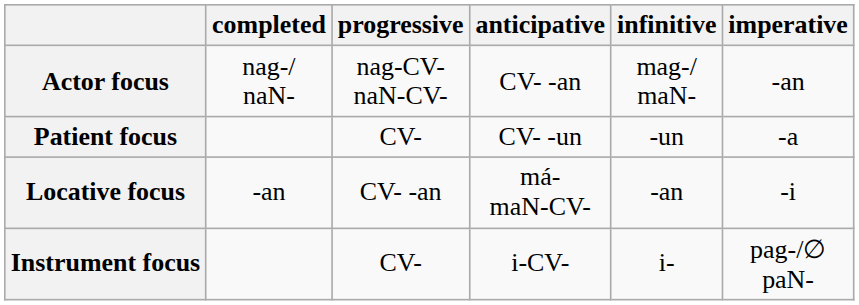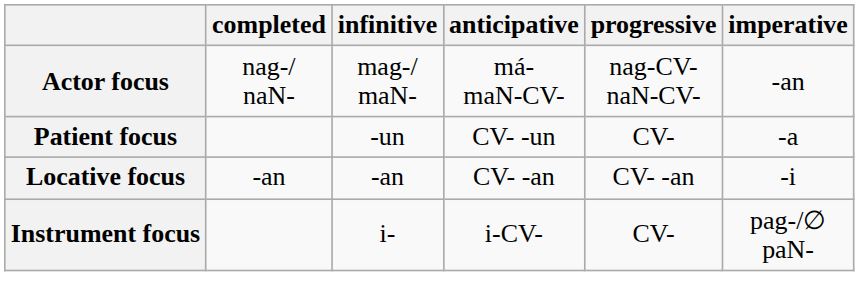columns swapped: (401, 25) <-> (667, 25)
(540, 80) CV- -an -> (514, 80) má- maN-CV-
(540, 192) má- maN-CV- -> (514, 177) CV- -an
